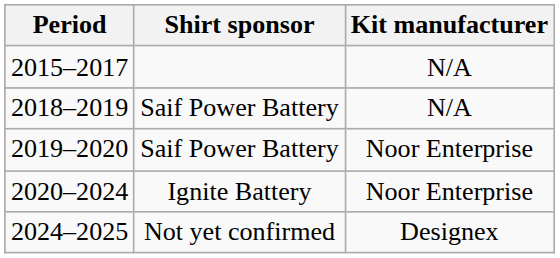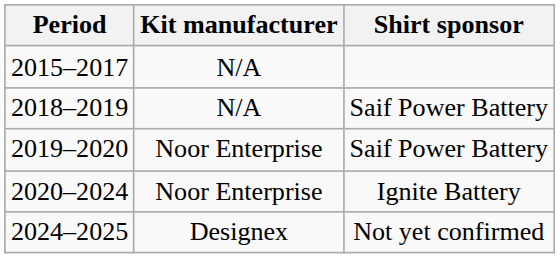columns swapped: (449, 25) <-> (240, 25)
